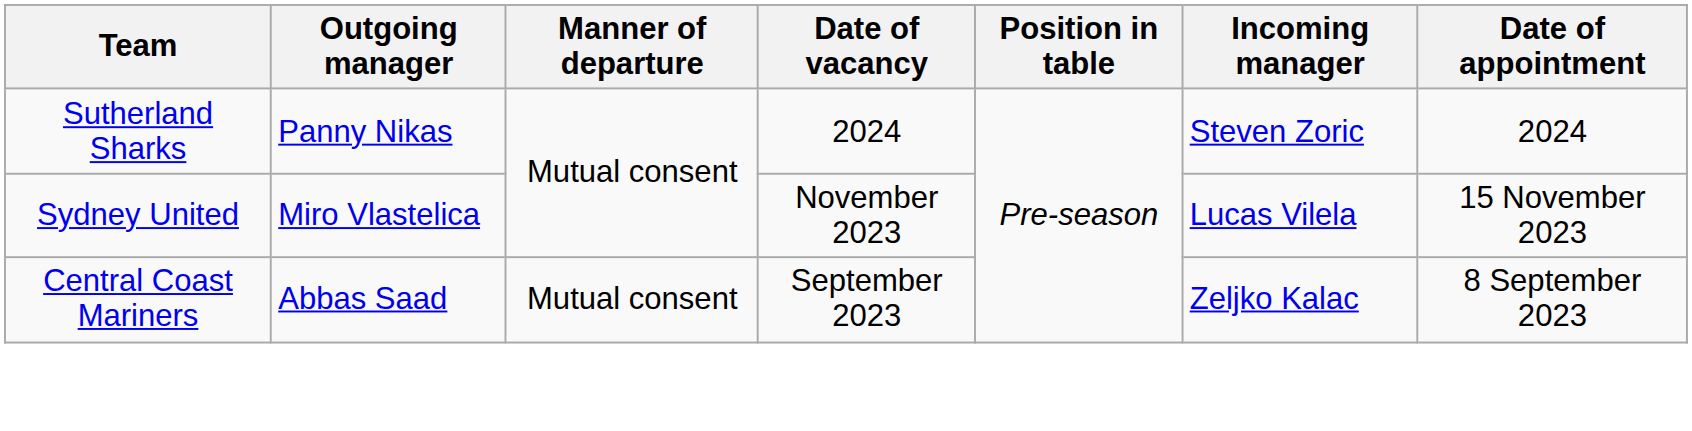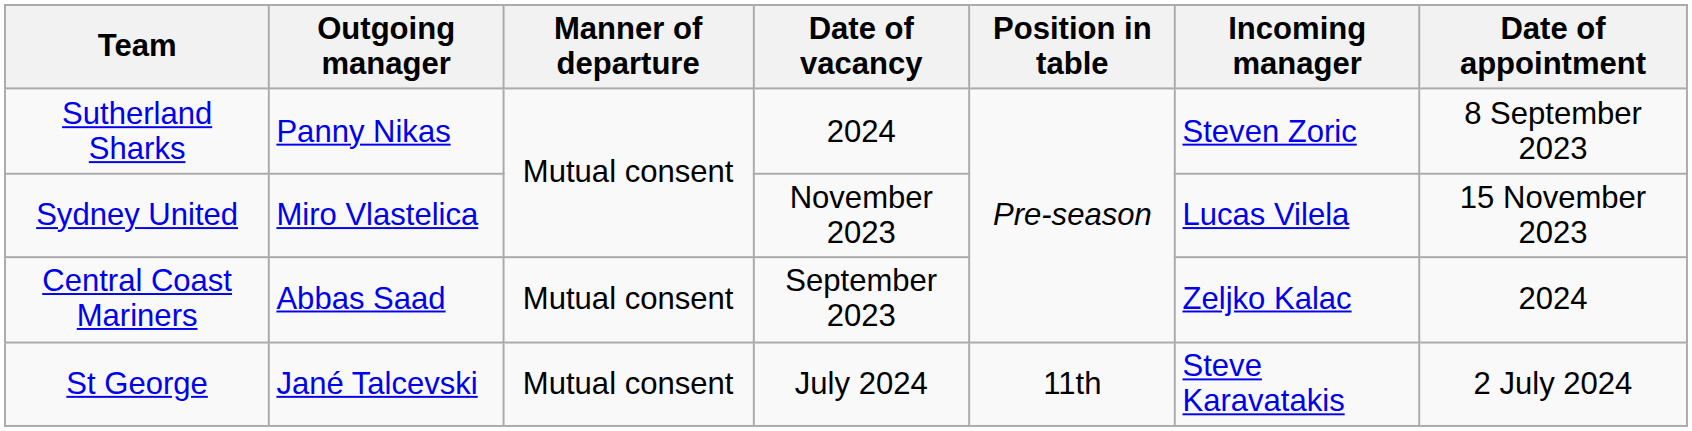(1552, 130) 2024 -> (1553, 130) 8 September 2023
(1552, 299) 8 September 2023 -> (1553, 299) 2024
+ row: (137, 383)
